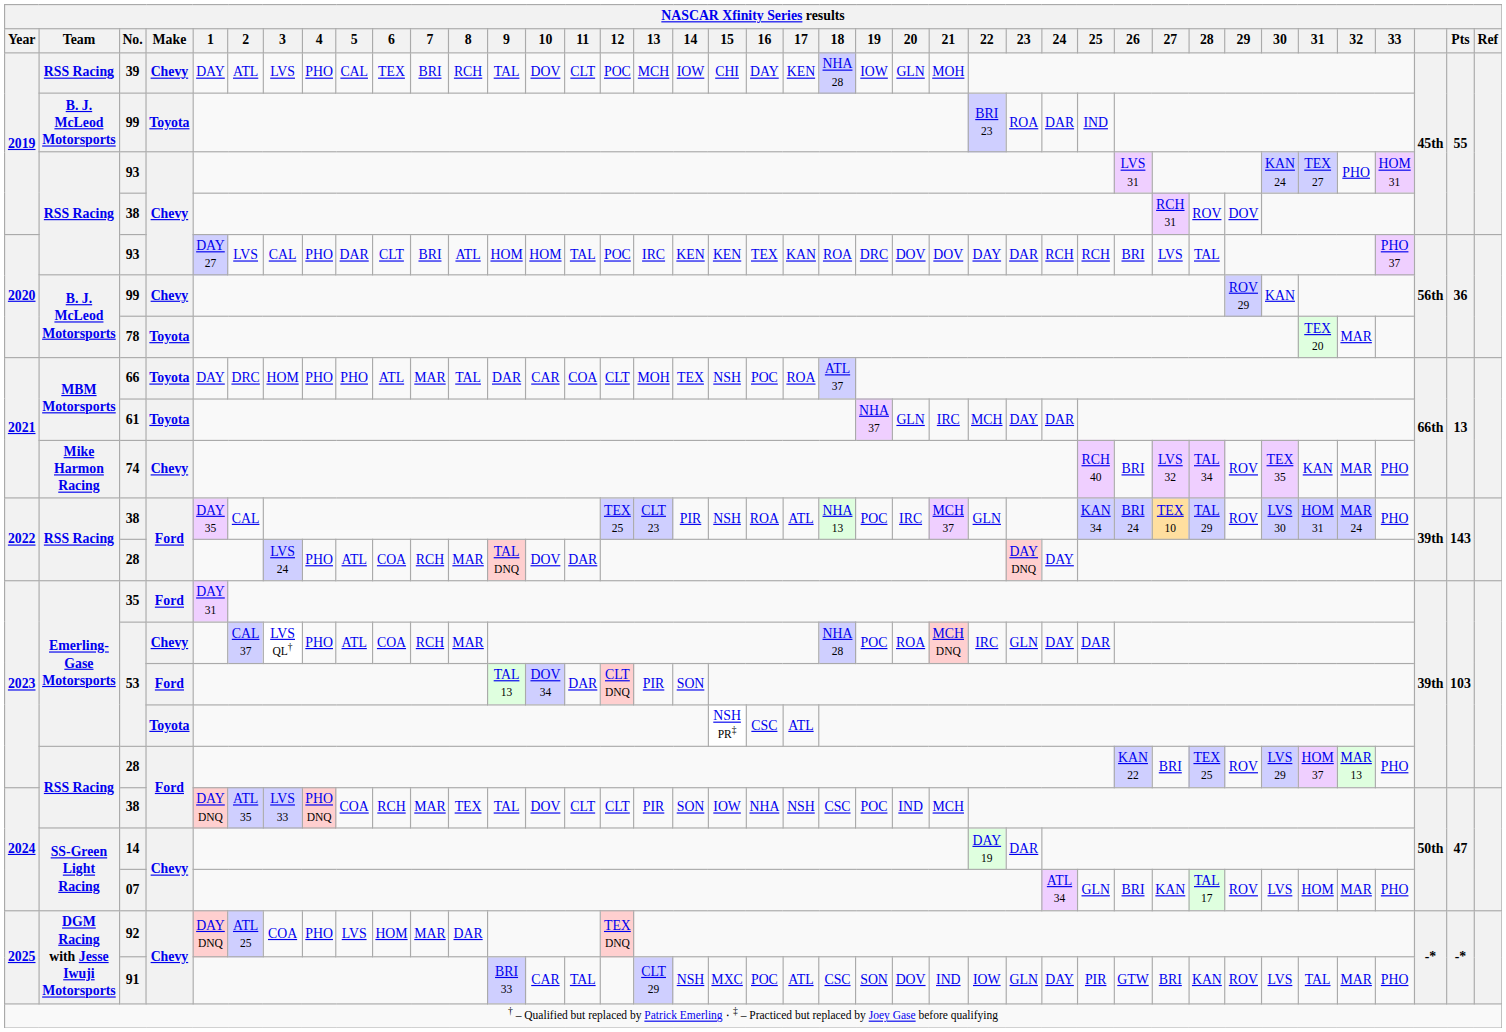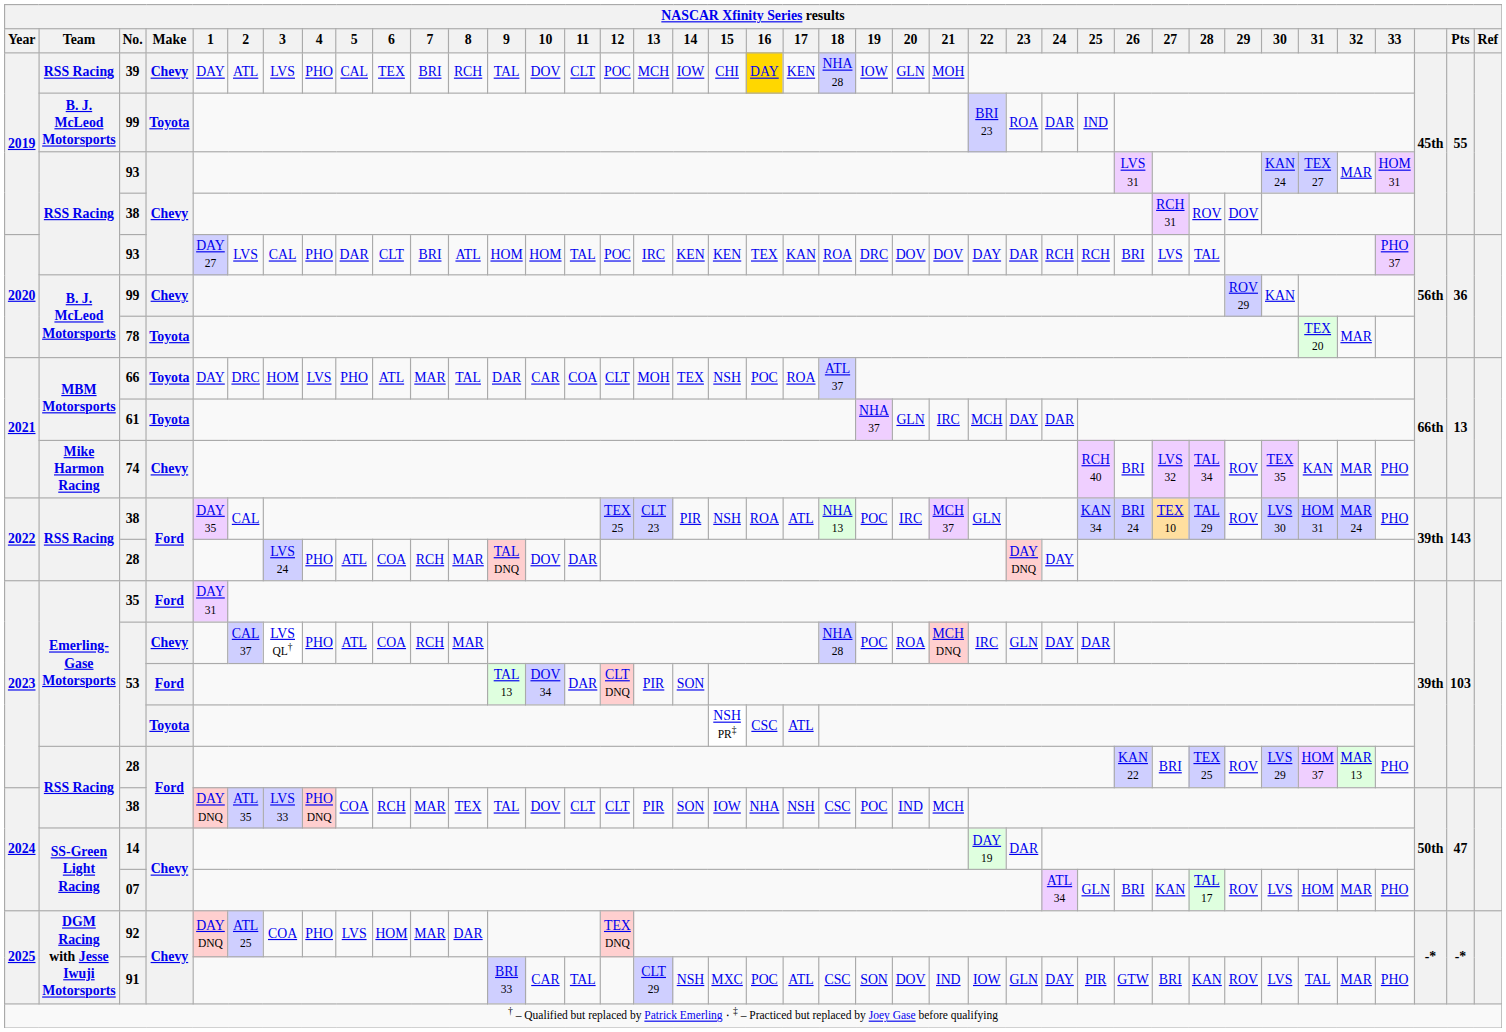(764, 72) no background -> (764, 72) gold background
(1356, 172) PHO -> (1356, 172) MAR
(319, 378) PHO -> (319, 378) LVS
